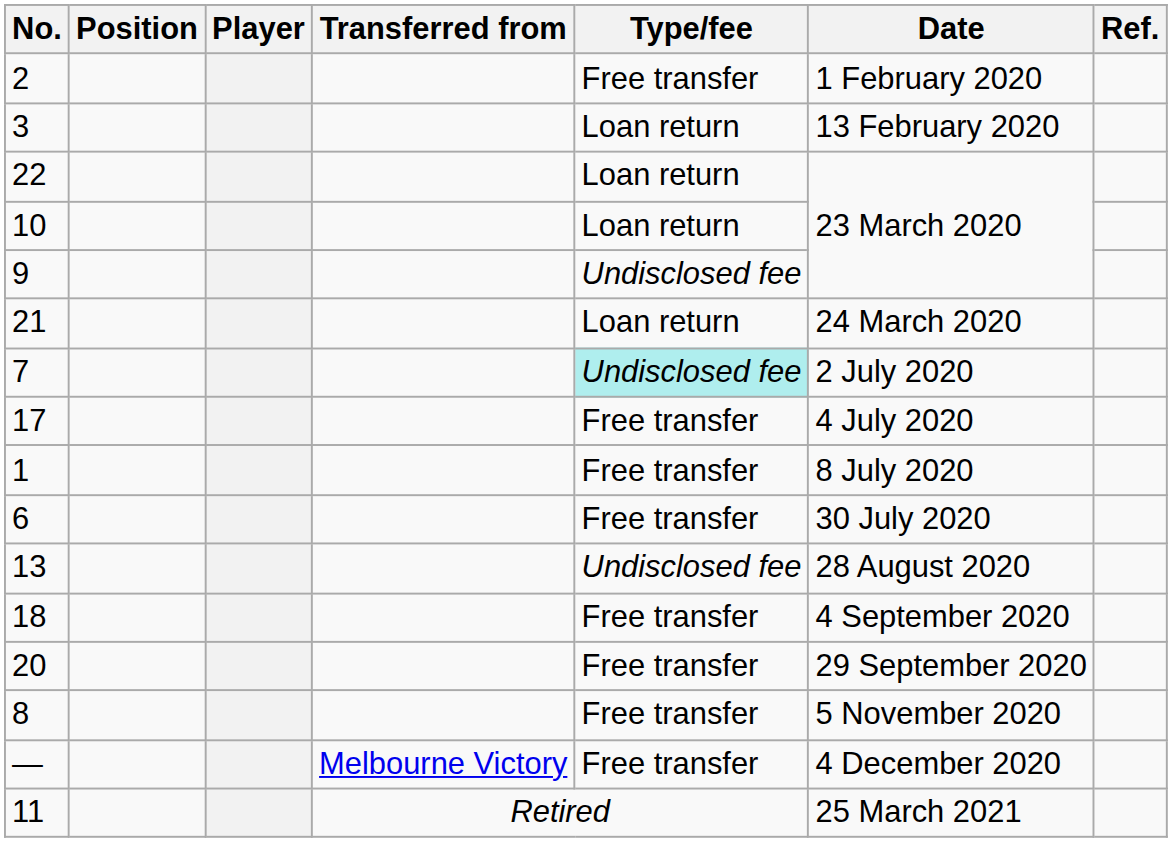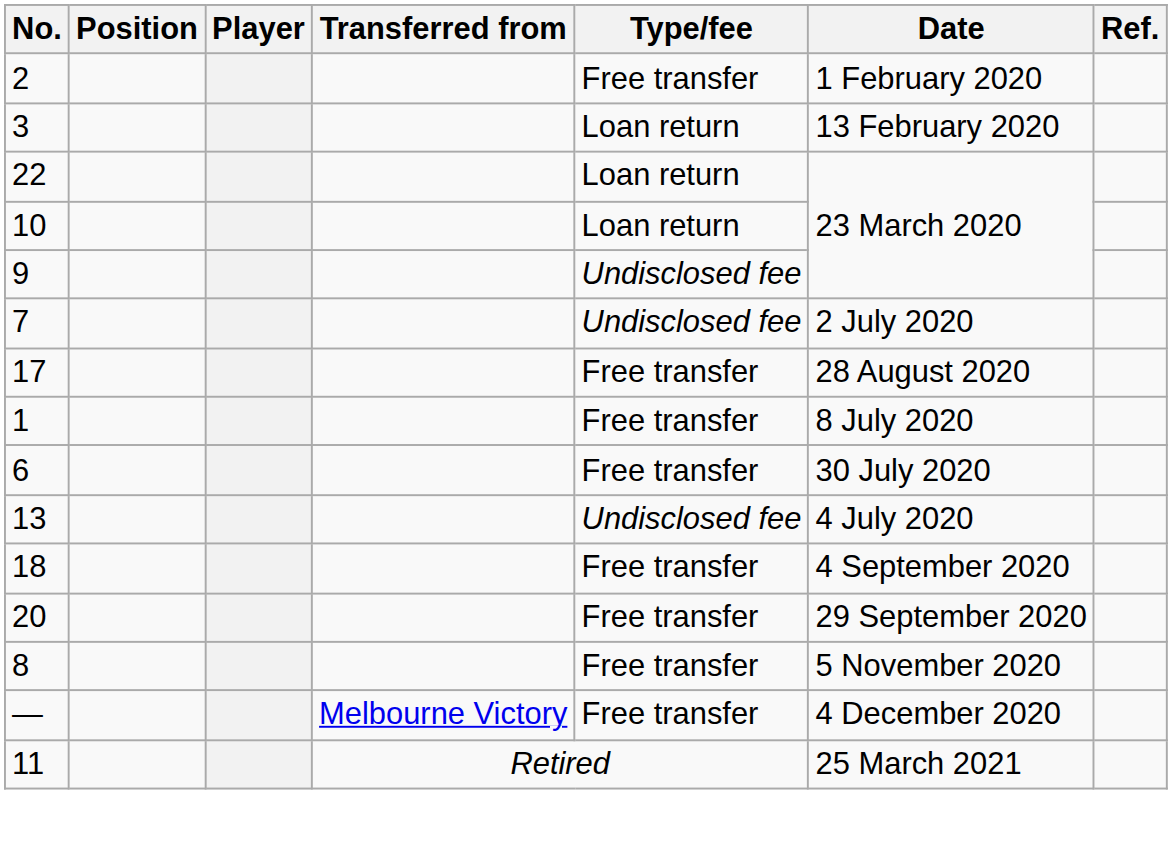- row: (29, 322)
(691, 371) paleturquoise background -> (691, 322) no background
(895, 420) 4 July 2020 -> (923, 371) 28 August 2020
(923, 567) 28 August 2020 -> (895, 518) 4 July 2020
